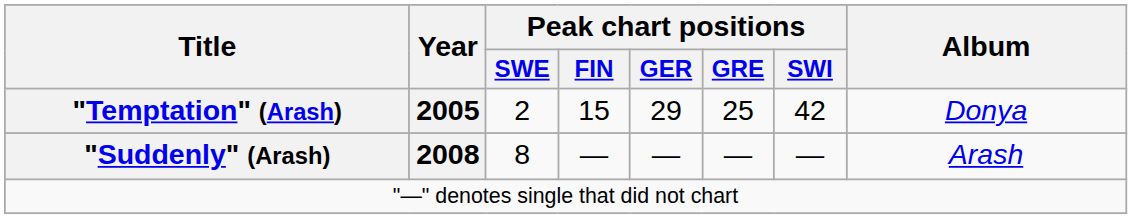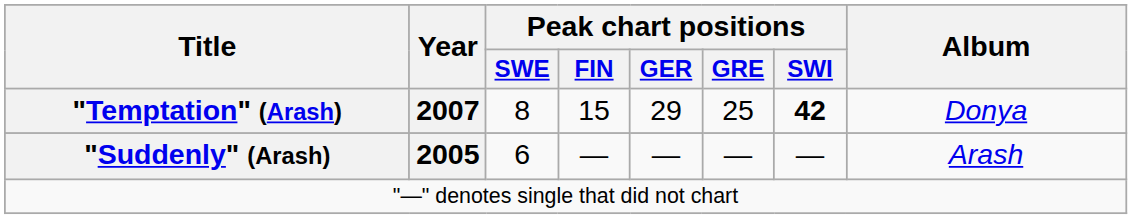(448, 110) 2005 -> (448, 110) 2007
(522, 110) 2 -> (522, 110) 8
(810, 110) normal -> (810, 110) bold
(448, 155) 2008 -> (448, 155) 2005
(522, 155) 8 -> (522, 155) 6
